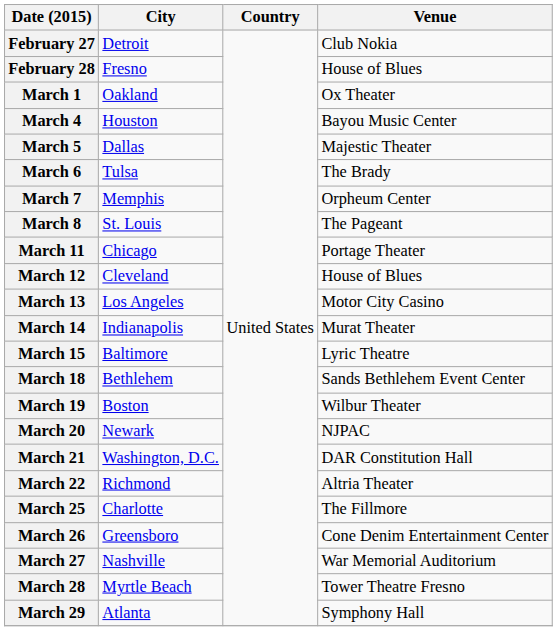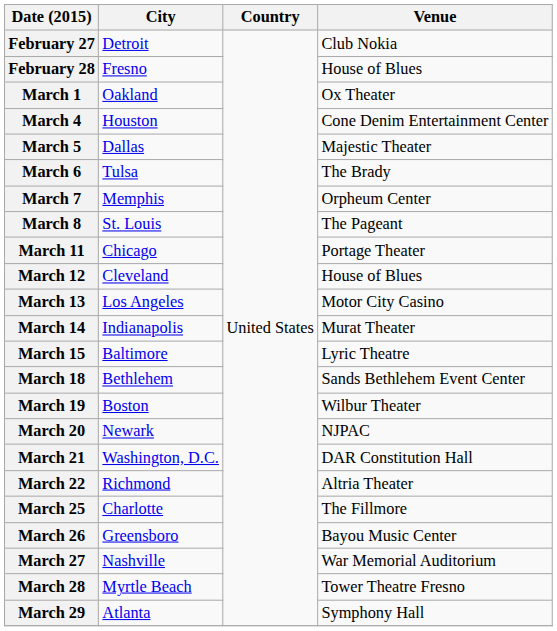(389, 120) Bayou Music Center -> (435, 120) Cone Denim Entertainment Center
(435, 535) Cone Denim Entertainment Center -> (389, 535) Bayou Music Center
